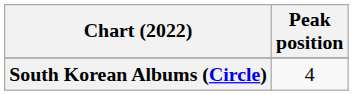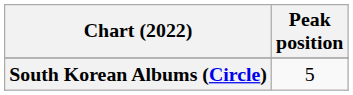(310, 74) 4 -> (310, 74) 5
